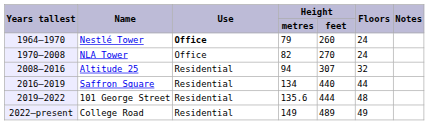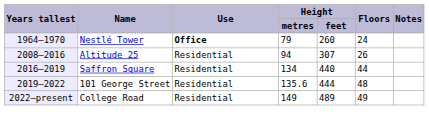- row: (41, 55)
(362, 69) 32 -> (362, 55) 26
